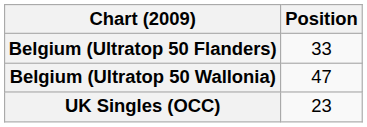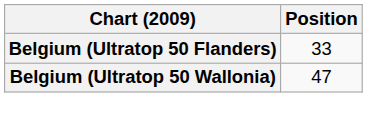- row: (143, 106)
